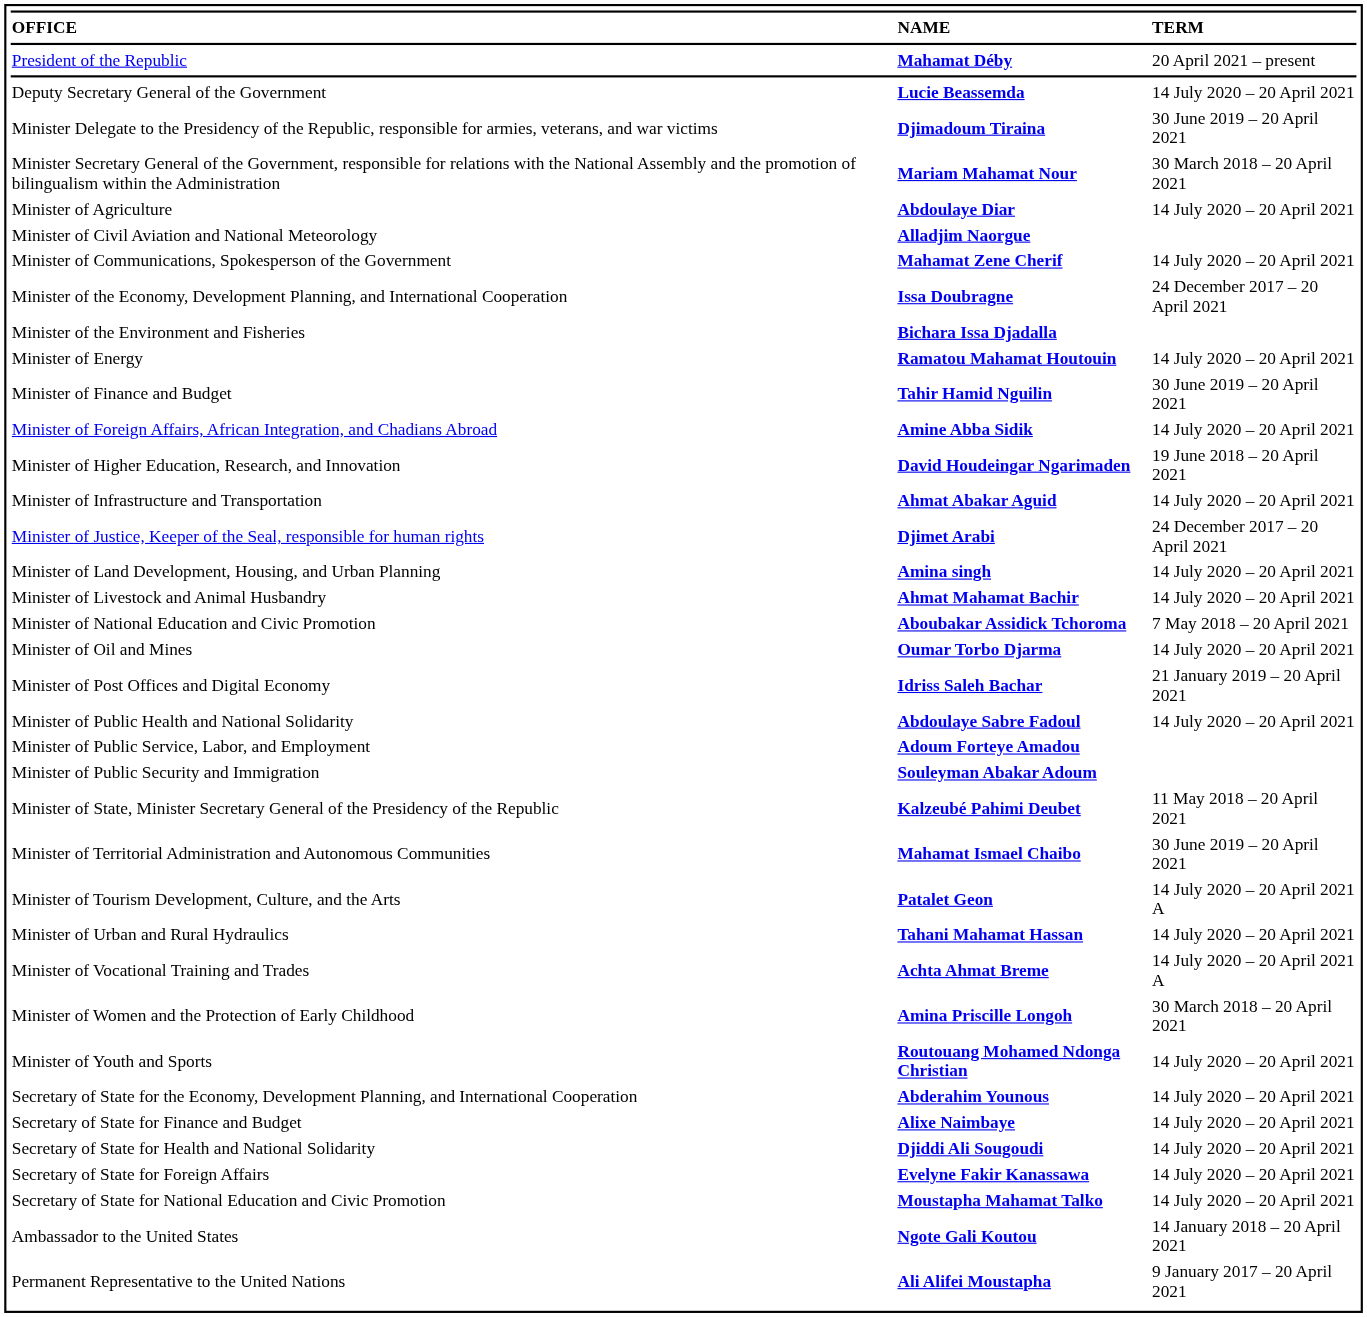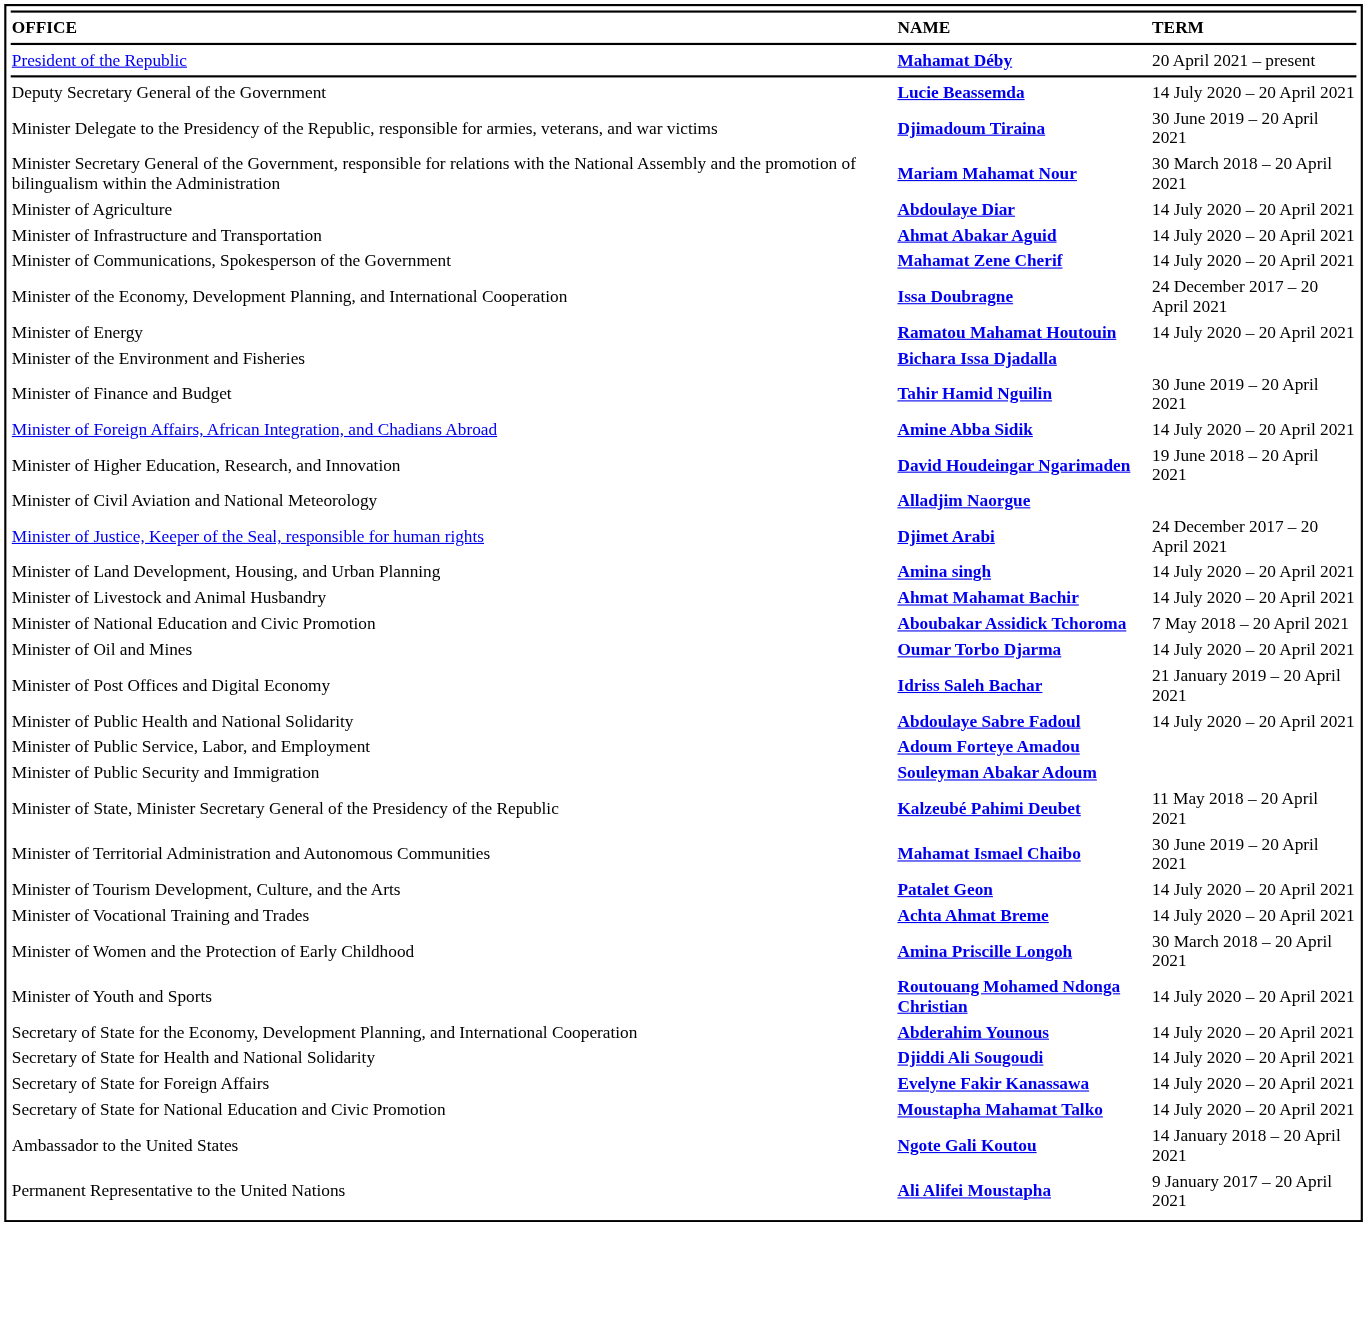rows swapped: (194, 235) <-> (167, 500)
rows swapped: (77, 358) <-> (158, 332)
(1253, 899) 14 July 2020 – 20 April 2021 A -> (1253, 889) 14 July 2020 – 20 April 2021
- row: (150, 934)
(1253, 970) 14 July 2020 – 20 April 2021 A -> (1253, 915) 14 July 2020 – 20 April 2021
- row: (157, 1122)
